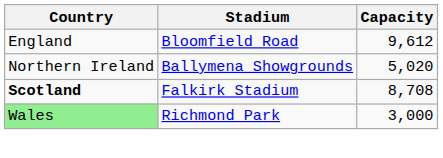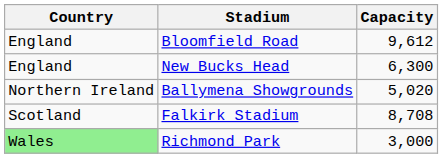+ row: (225, 67)
(45, 91) bold -> (45, 116) normal
